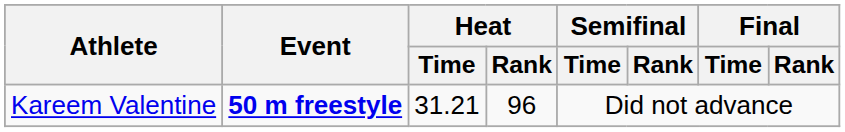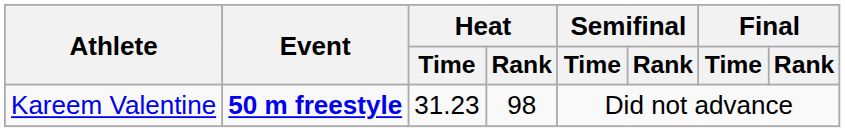(447, 106) 31.21 -> (447, 106) 31.23
(522, 106) 96 -> (522, 106) 98
